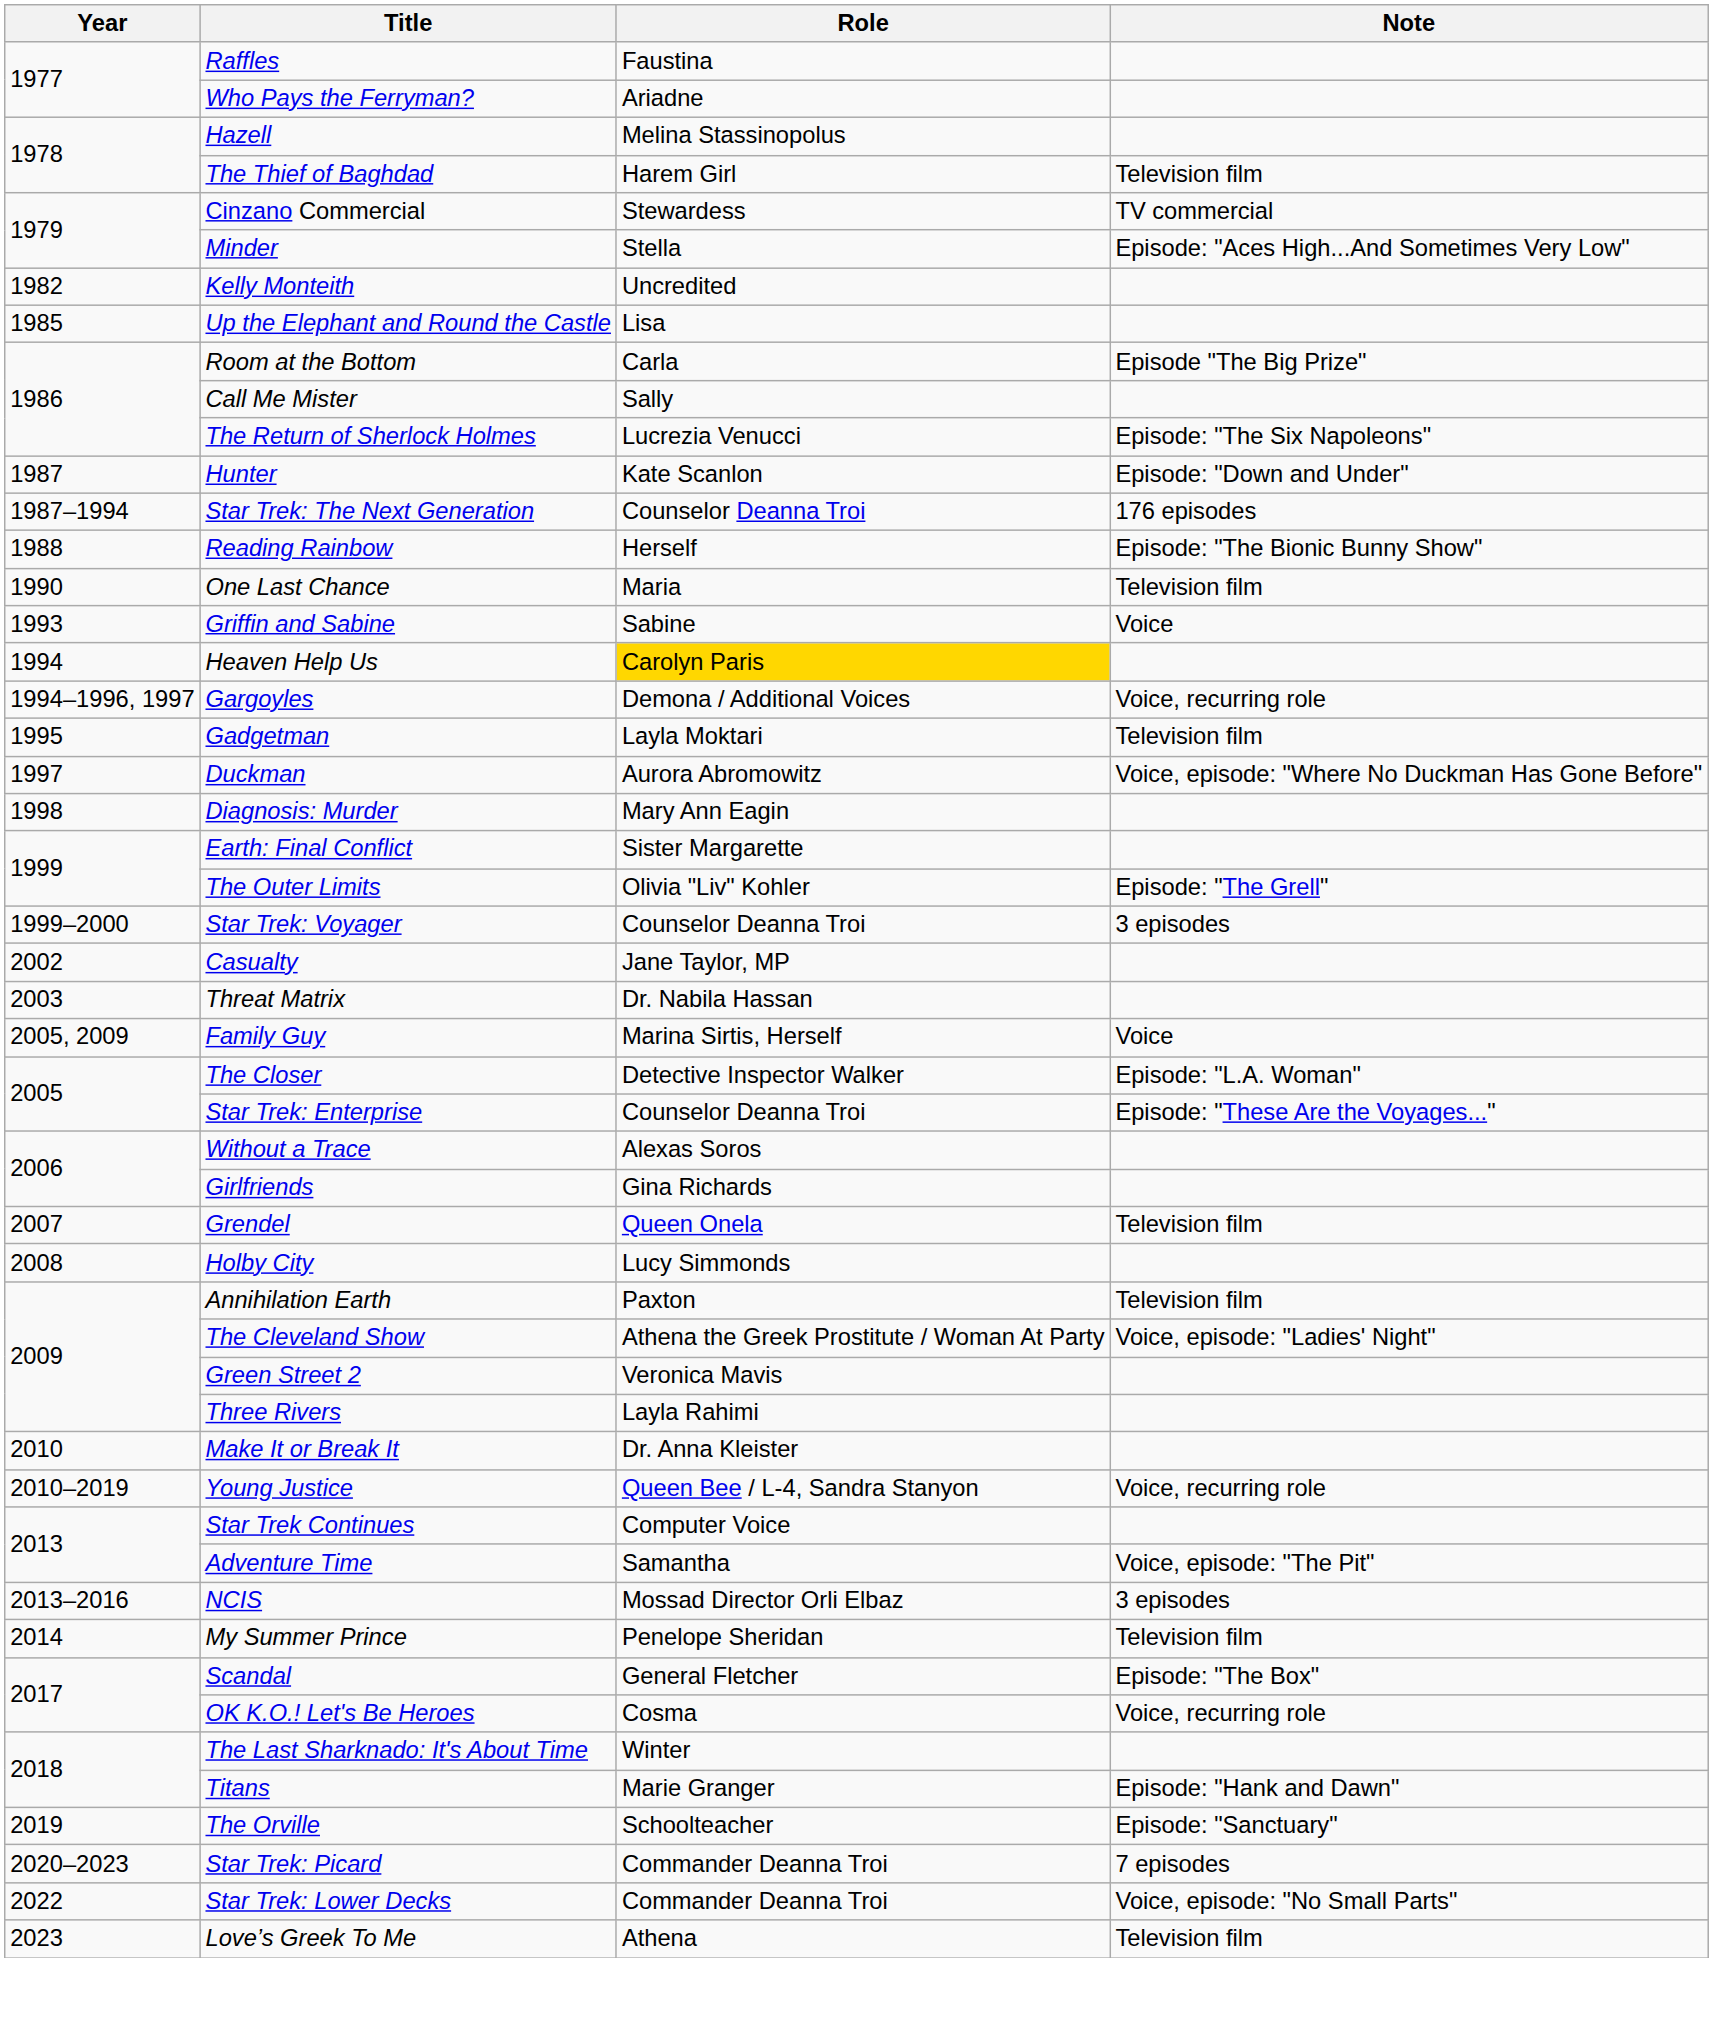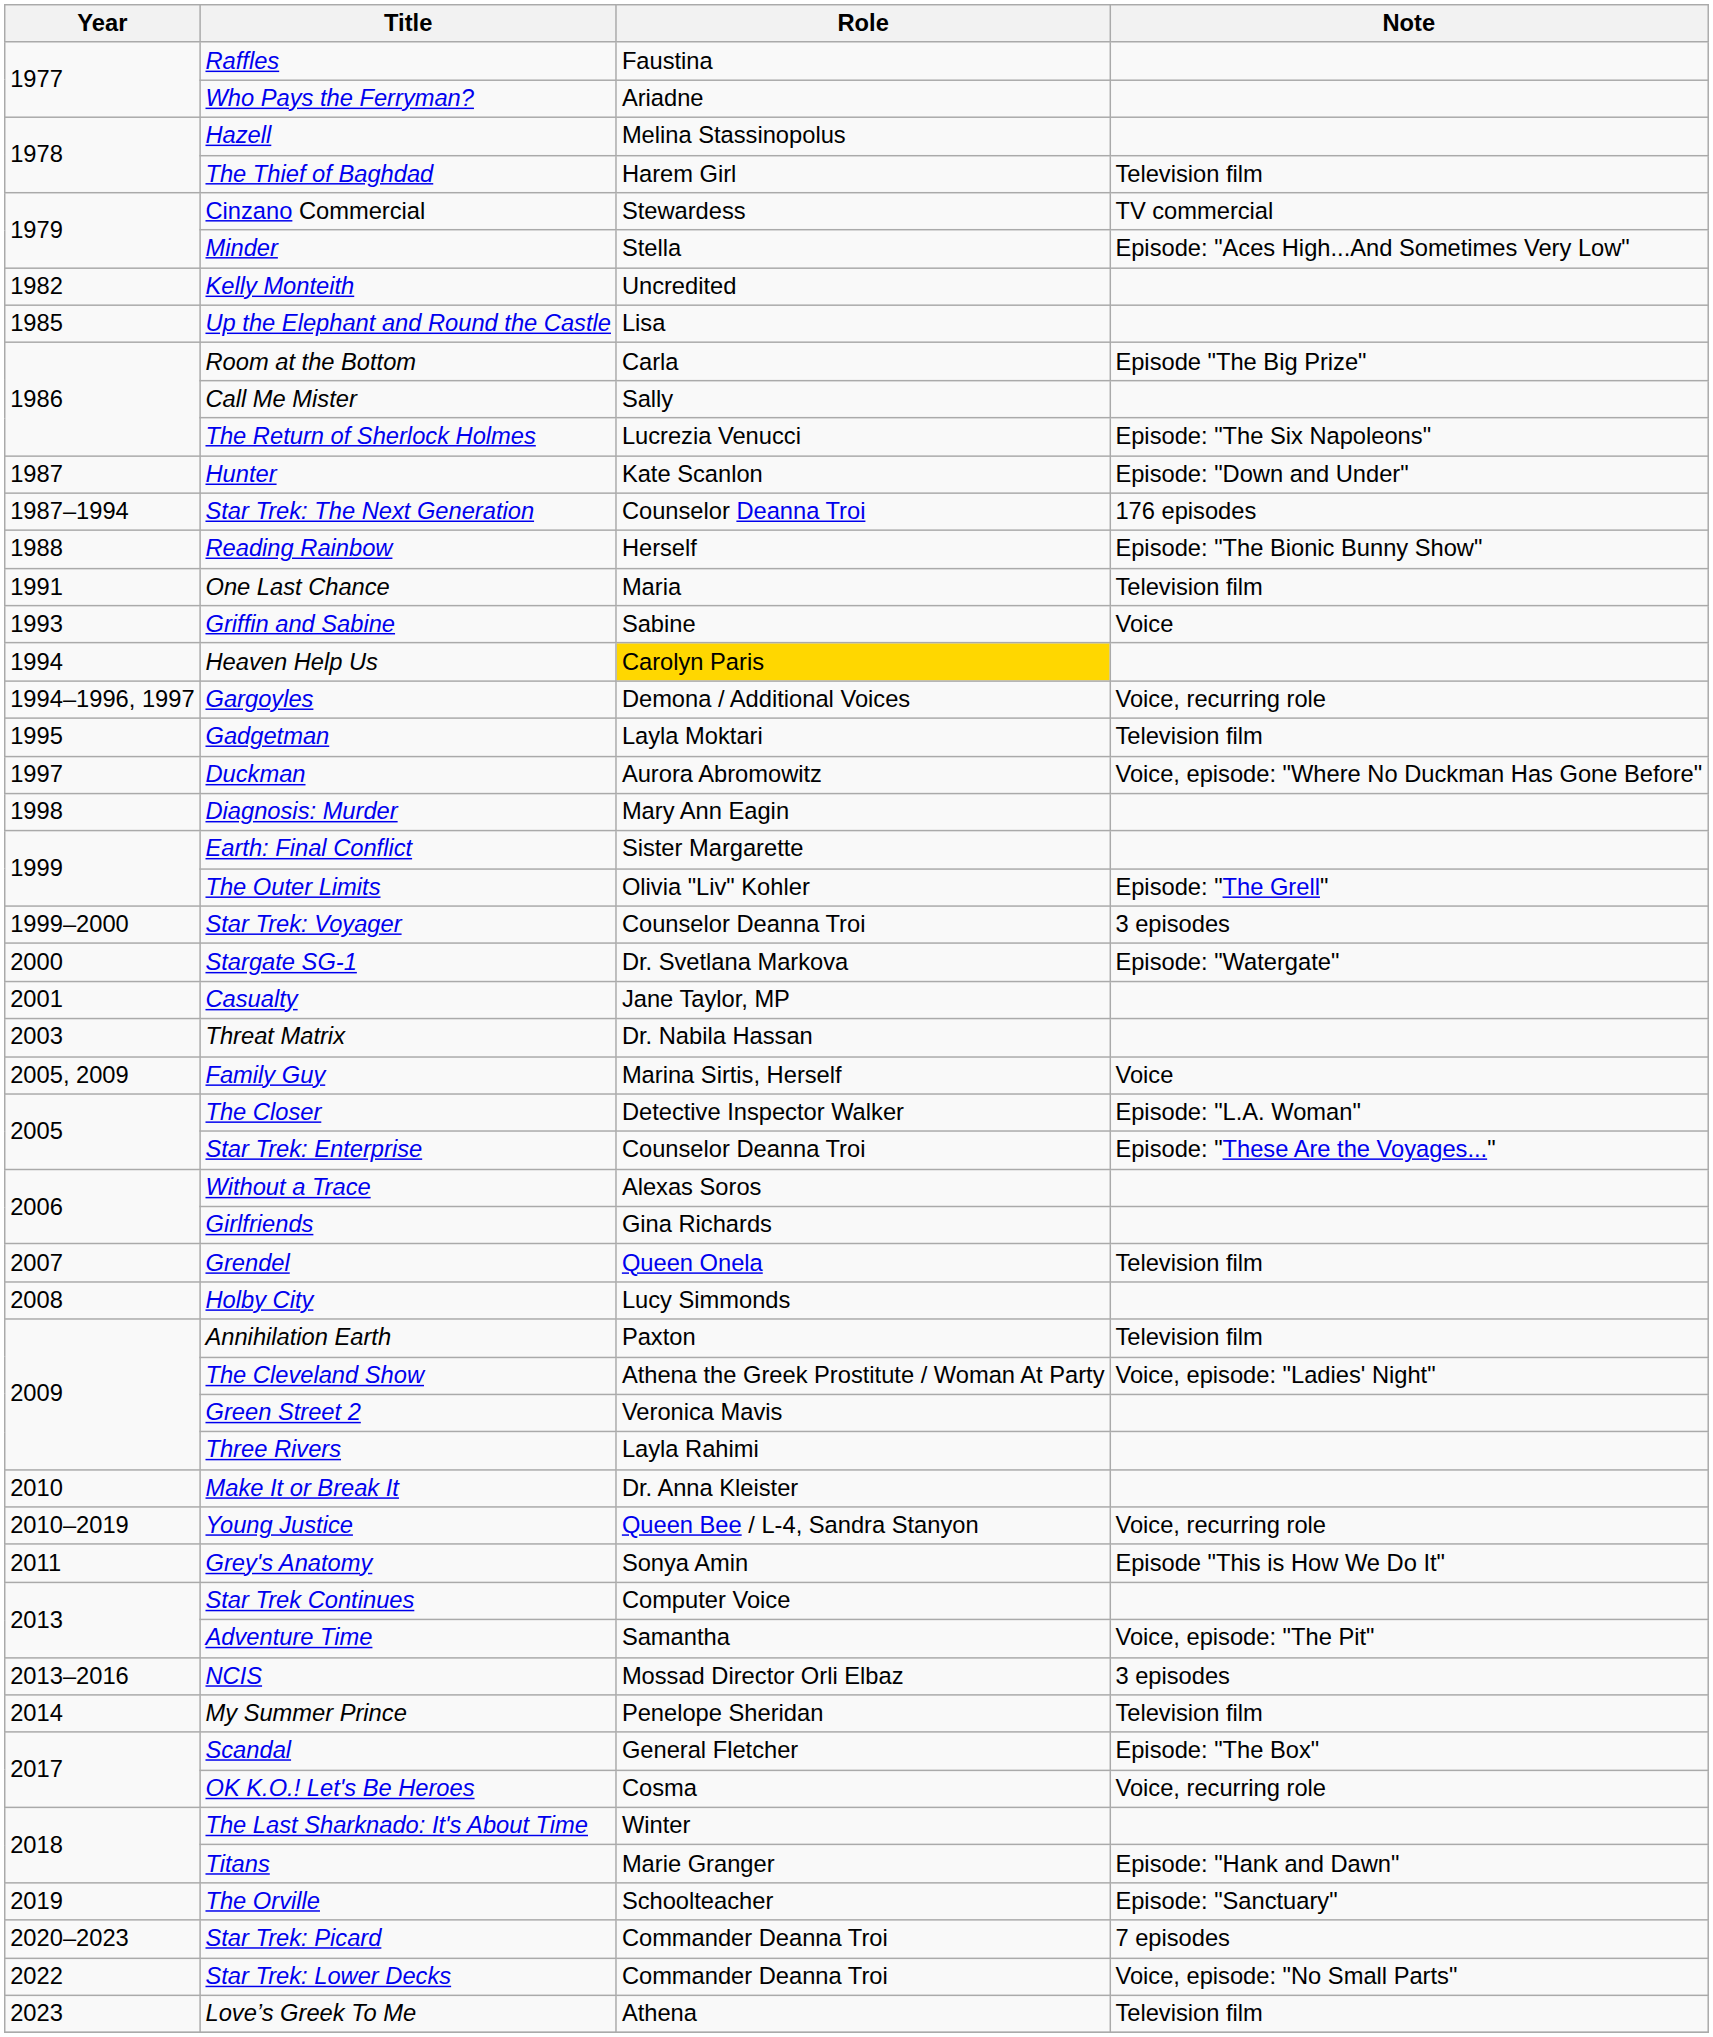(37, 586) 1990 -> (37, 586) 1991
+ row: (281, 962)
(37, 962) 2002 -> (37, 999) 2001
+ row: (289, 1563)
